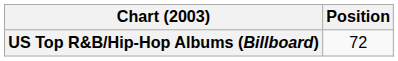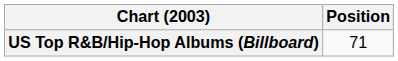(358, 42) 72 -> (358, 42) 71
